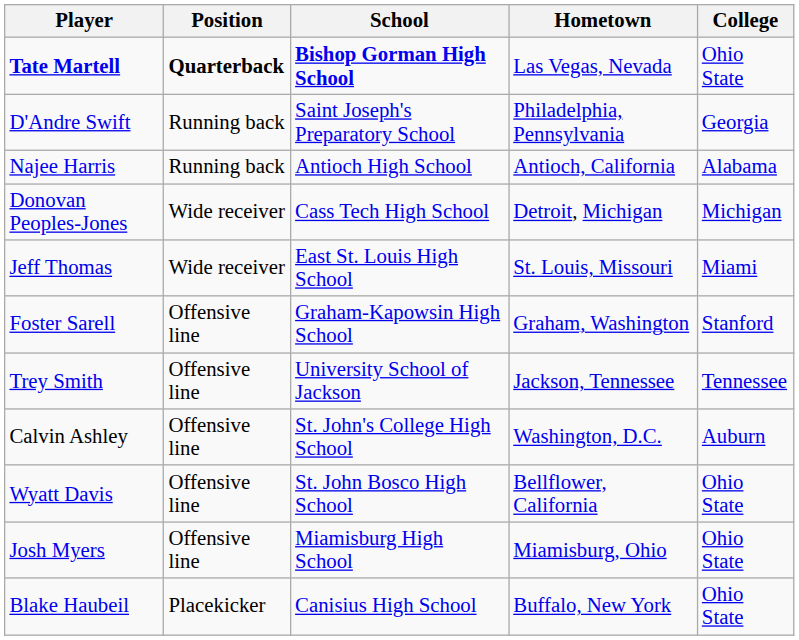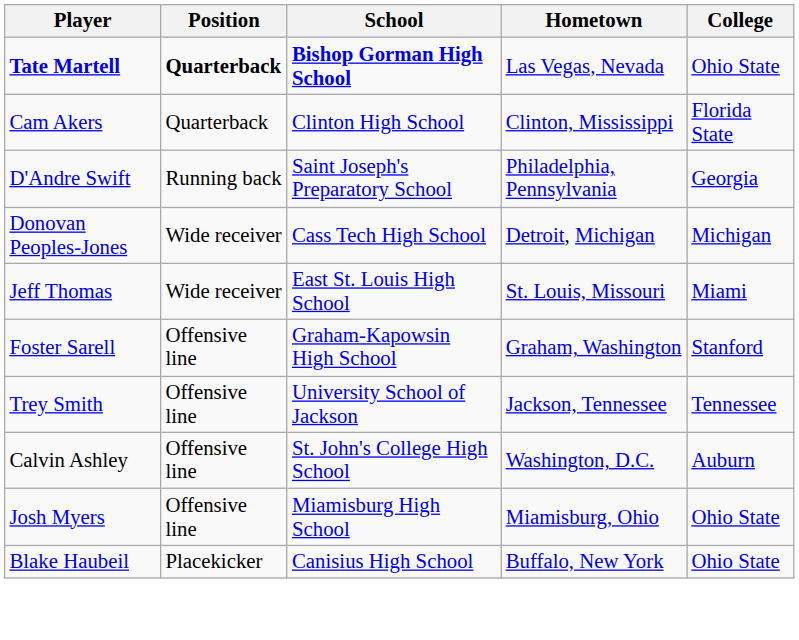+ row: (56, 122)
- row: (62, 166)
- row: (61, 493)
